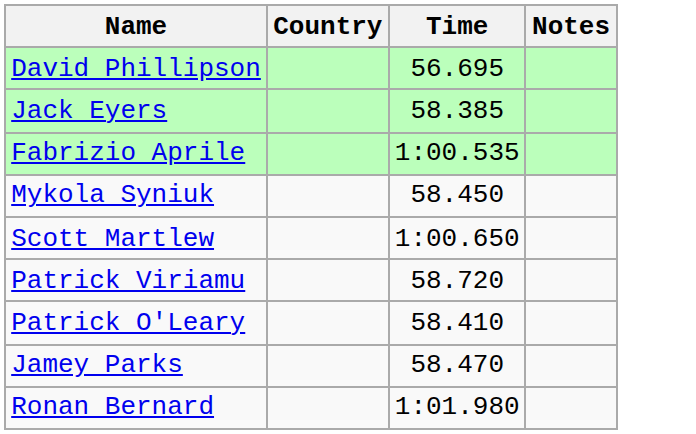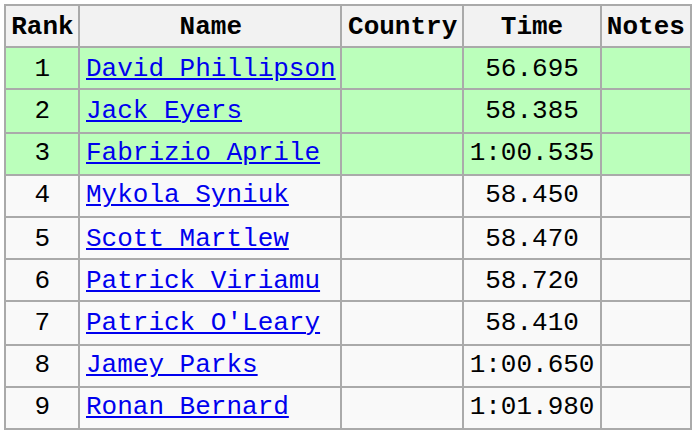+ column: (42, 26)
(457, 238) 1:00.650 -> (532, 238) 58.470
(457, 365) 58.470 -> (532, 365) 1:00.650
